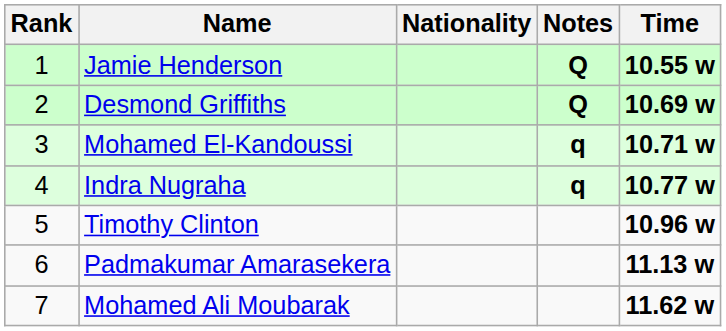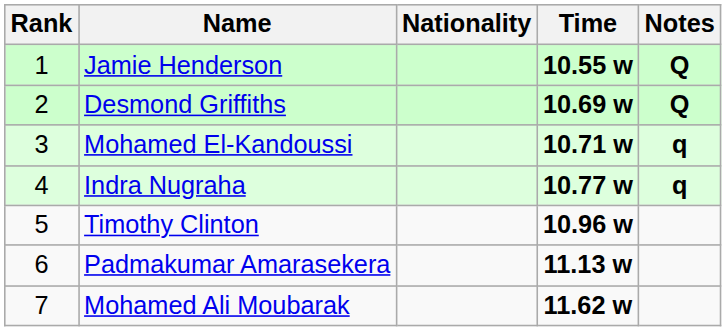columns swapped: (670, 24) <-> (578, 24)
